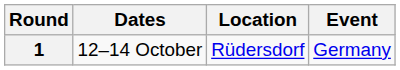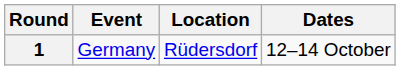columns swapped: (352, 20) <-> (140, 20)
